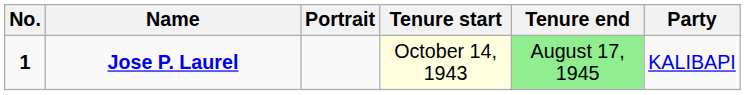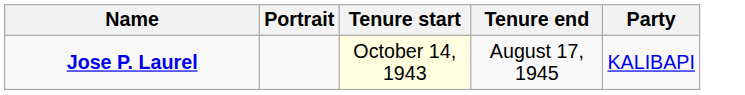- column: (25, 20)
(578, 62) lightgreen background -> (537, 62) no background
